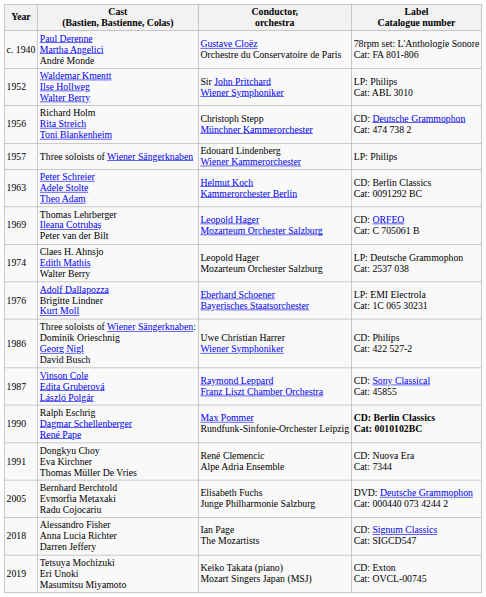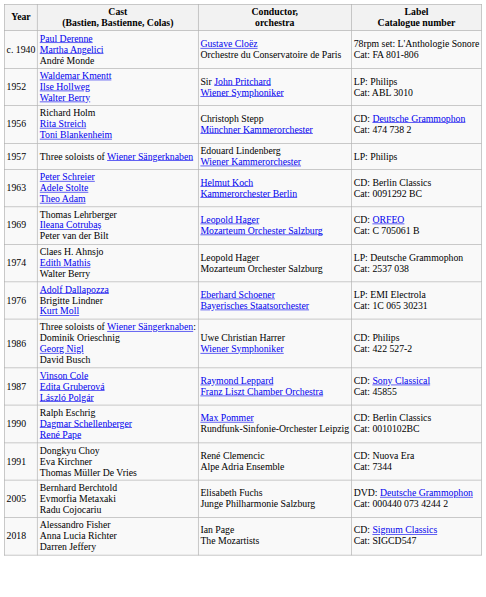(394, 424) bold -> (392, 424) normal
- row: (83, 573)
